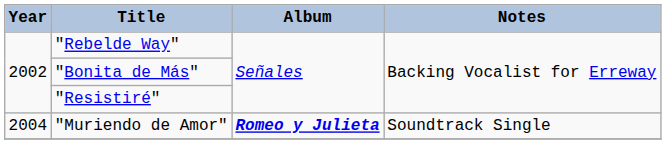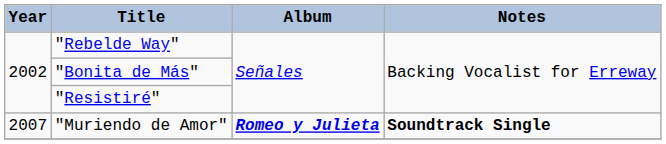(28, 126) 2004 -> (28, 126) 2007
(469, 126) normal -> (469, 126) bold
